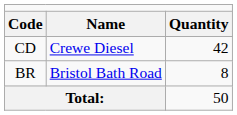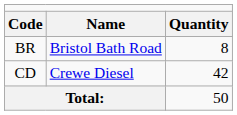rows swapped: (25, 73) <-> (25, 48)
